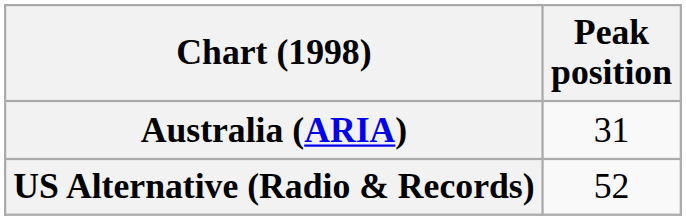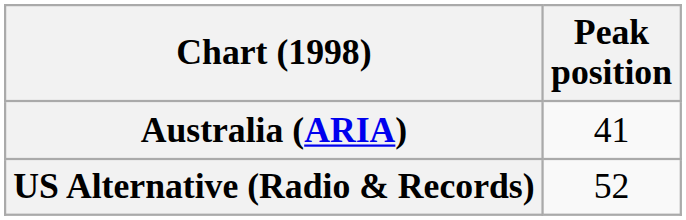(612, 129) 31 -> (612, 129) 41
